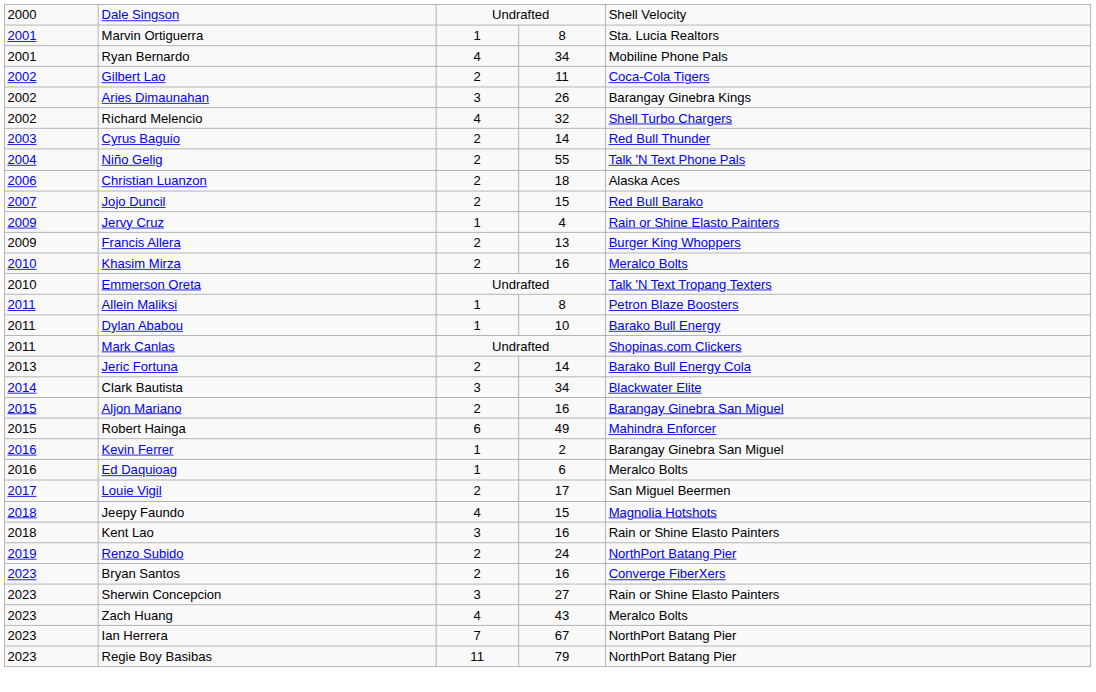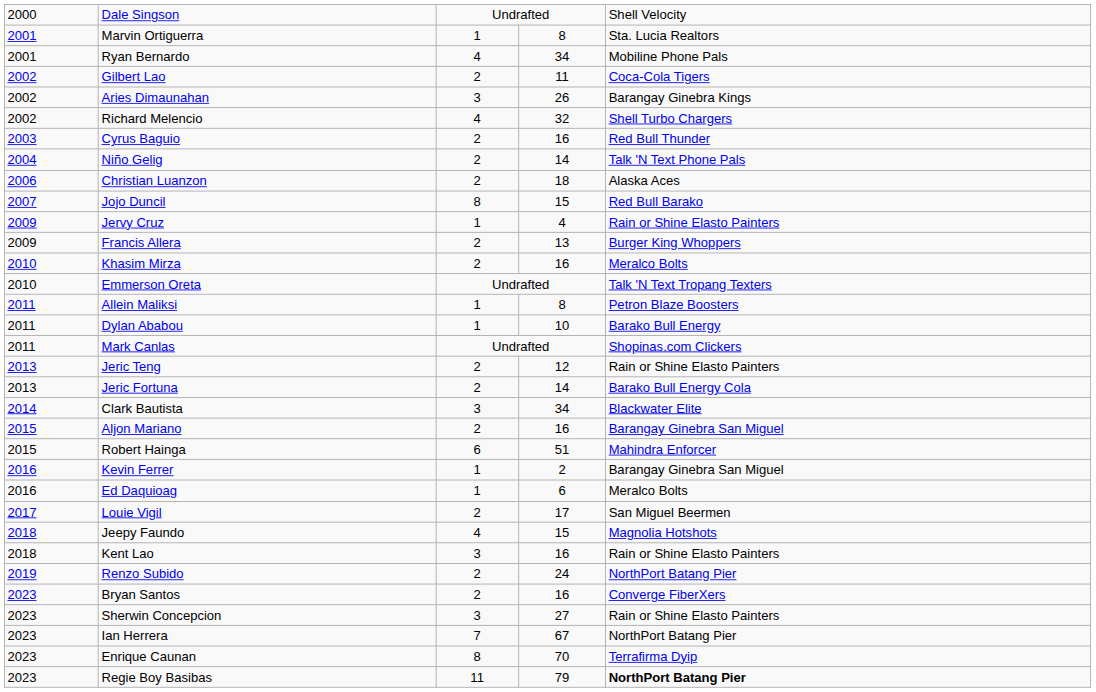(562, 139) 14 -> (562, 139) 16
(562, 160) 55 -> (562, 160) 14
(477, 201) 2 -> (477, 201) 8
+ row: (131, 367)
(562, 429) 49 -> (562, 450) 51
- row: (137, 615)
+ row: (149, 656)
(673, 656) normal -> (677, 677) bold
